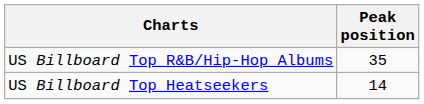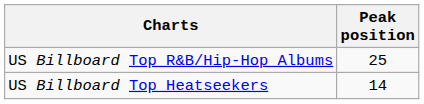(378, 60) 35 -> (378, 60) 25
